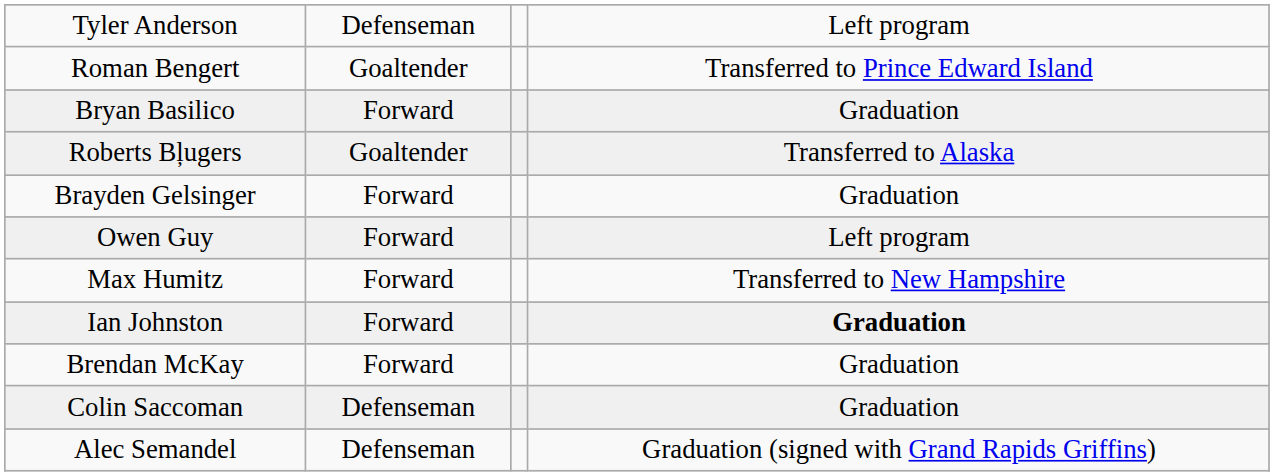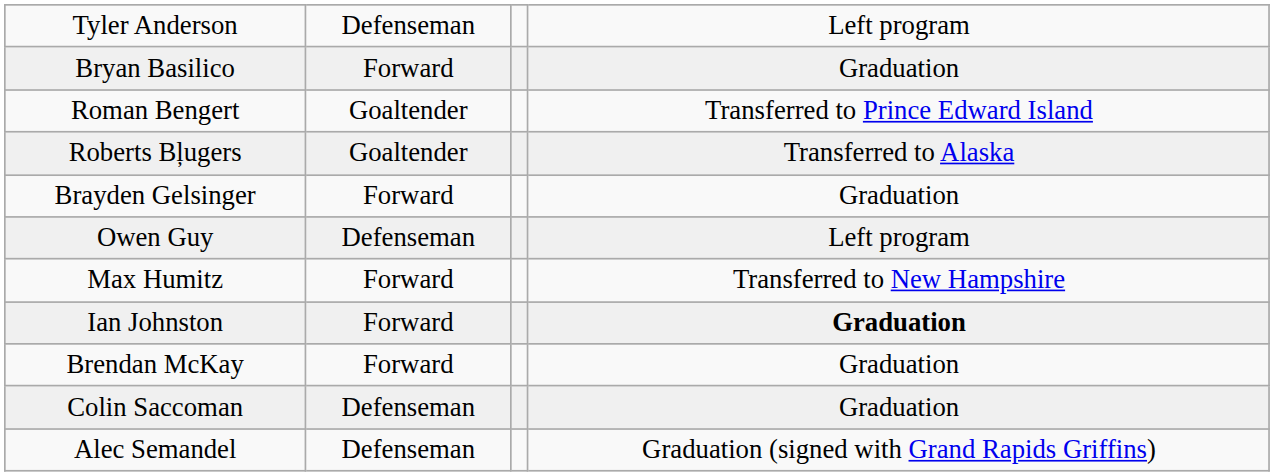rows swapped: (155, 110) <-> (155, 68)
(408, 237) Forward -> (408, 237) Defenseman
